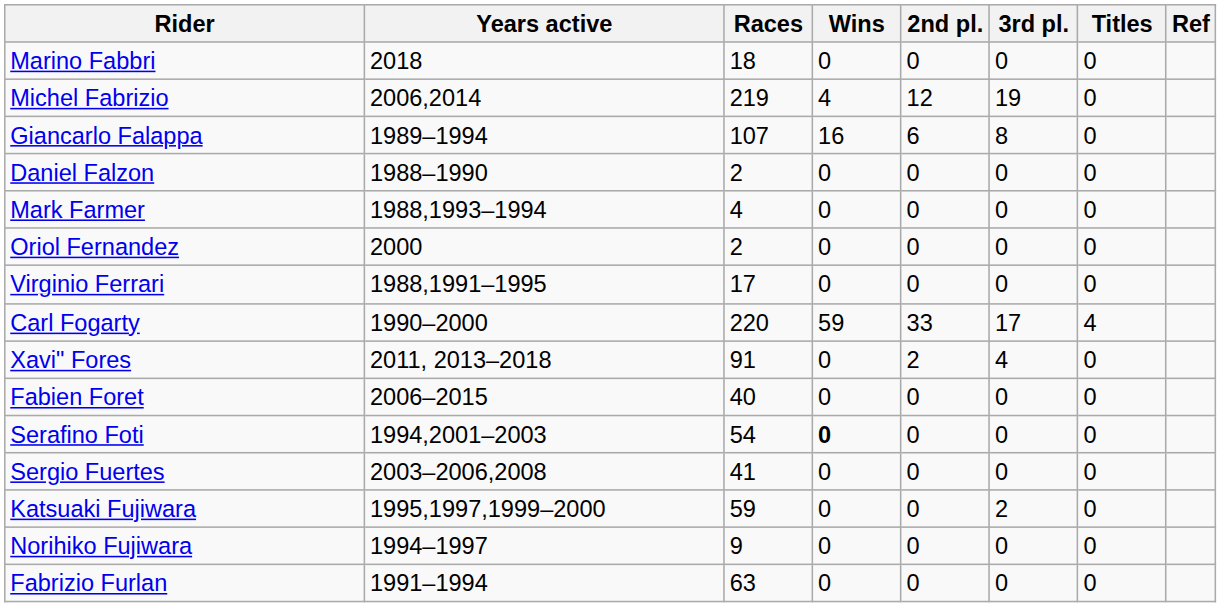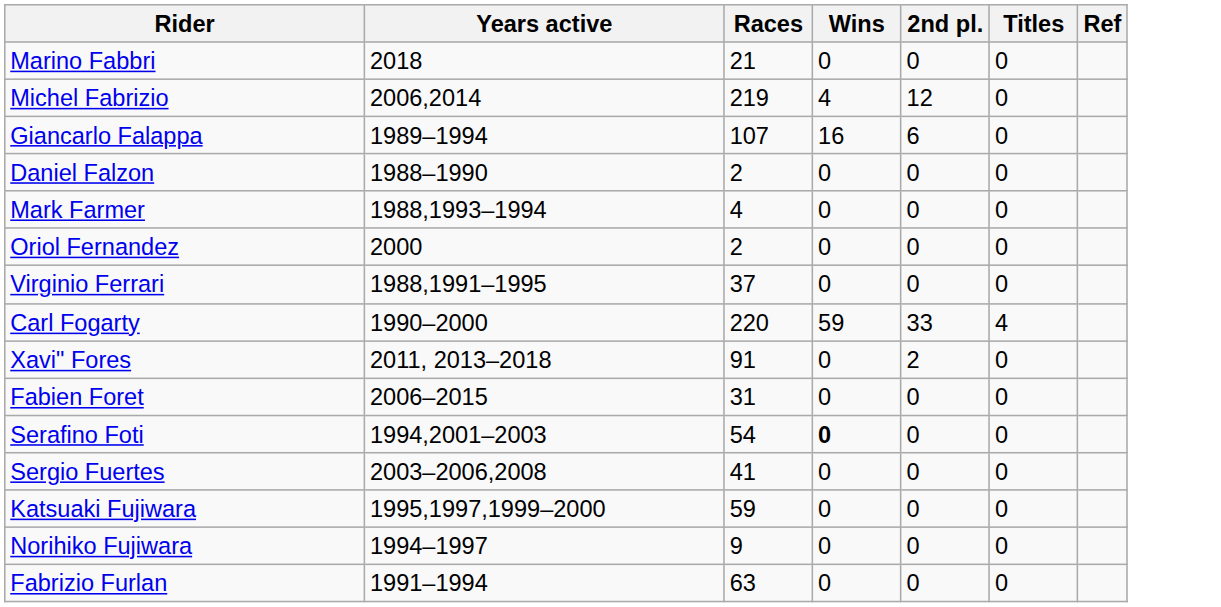- column: (1034, 24)
(743, 61) 18 -> (743, 61) 21
(743, 285) 17 -> (743, 285) 37
(743, 397) 40 -> (743, 397) 31
